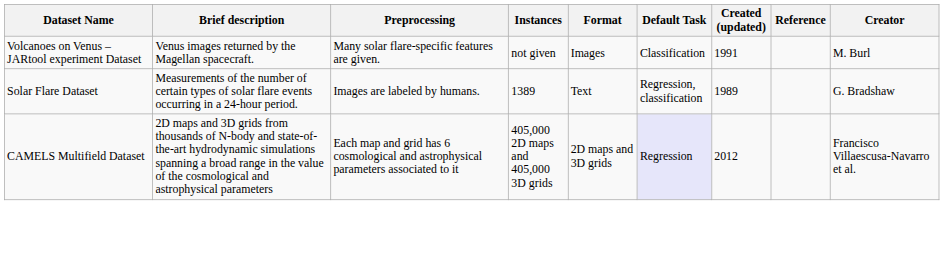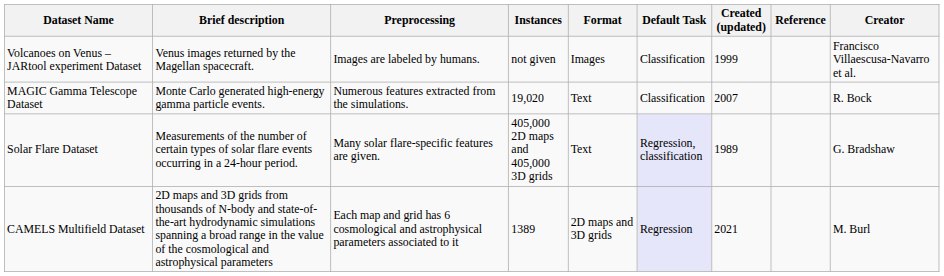(413, 52) Many solar flare-specific features are given. -> (407, 59) Images are labeled by humans.
(726, 52) 1991 -> (726, 59) 1999
(852, 52) M. Burl -> (881, 59) Francisco Villaescusa-Navarro et al.
+ row: (72, 98)
(407, 91) Images are labeled by humans. -> (413, 150) Many solar flare-specific features are given.
(523, 91) 1389 -> (533, 150) 405,000 2D maps and 405,000 3D grids
(671, 91) no background -> (671, 150) lavender background
(533, 156) 405,000 2D maps and 405,000 3D grids -> (523, 228) 1389
(726, 156) 2012 -> (726, 228) 2021
(881, 156) Francisco Villaescusa-Navarro et al. -> (852, 228) M. Burl
